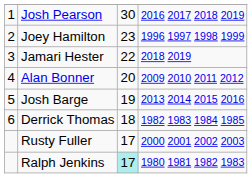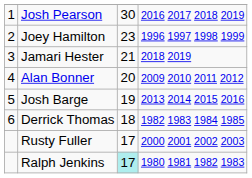(128, 57) 22 -> (128, 57) 21
